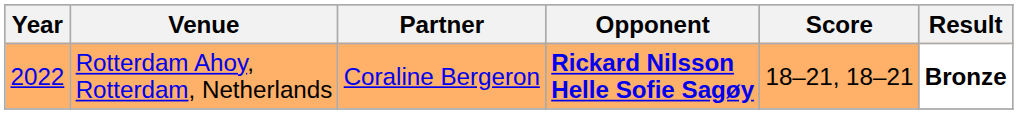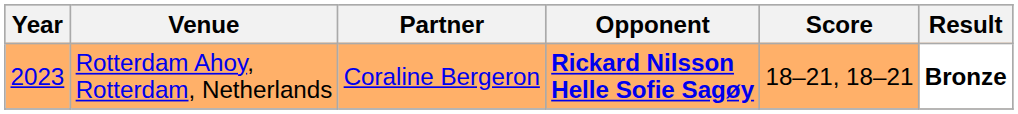(37, 76) 2022 -> (37, 76) 2023
